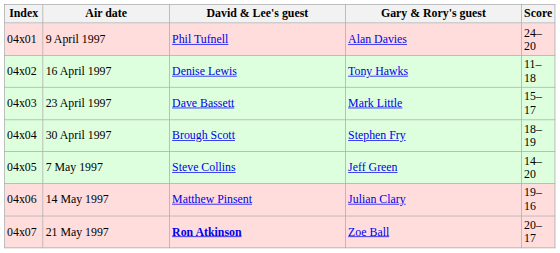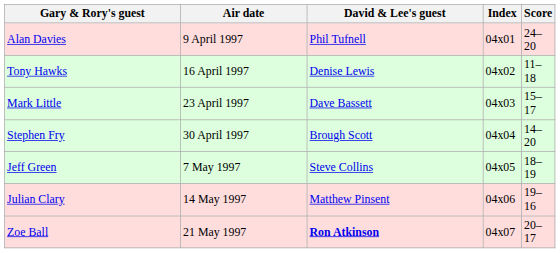columns swapped: (24, 13) <-> (433, 13)
(533, 135) 18–19 -> (533, 135) 14–20
(533, 167) 14–20 -> (533, 167) 18–19
